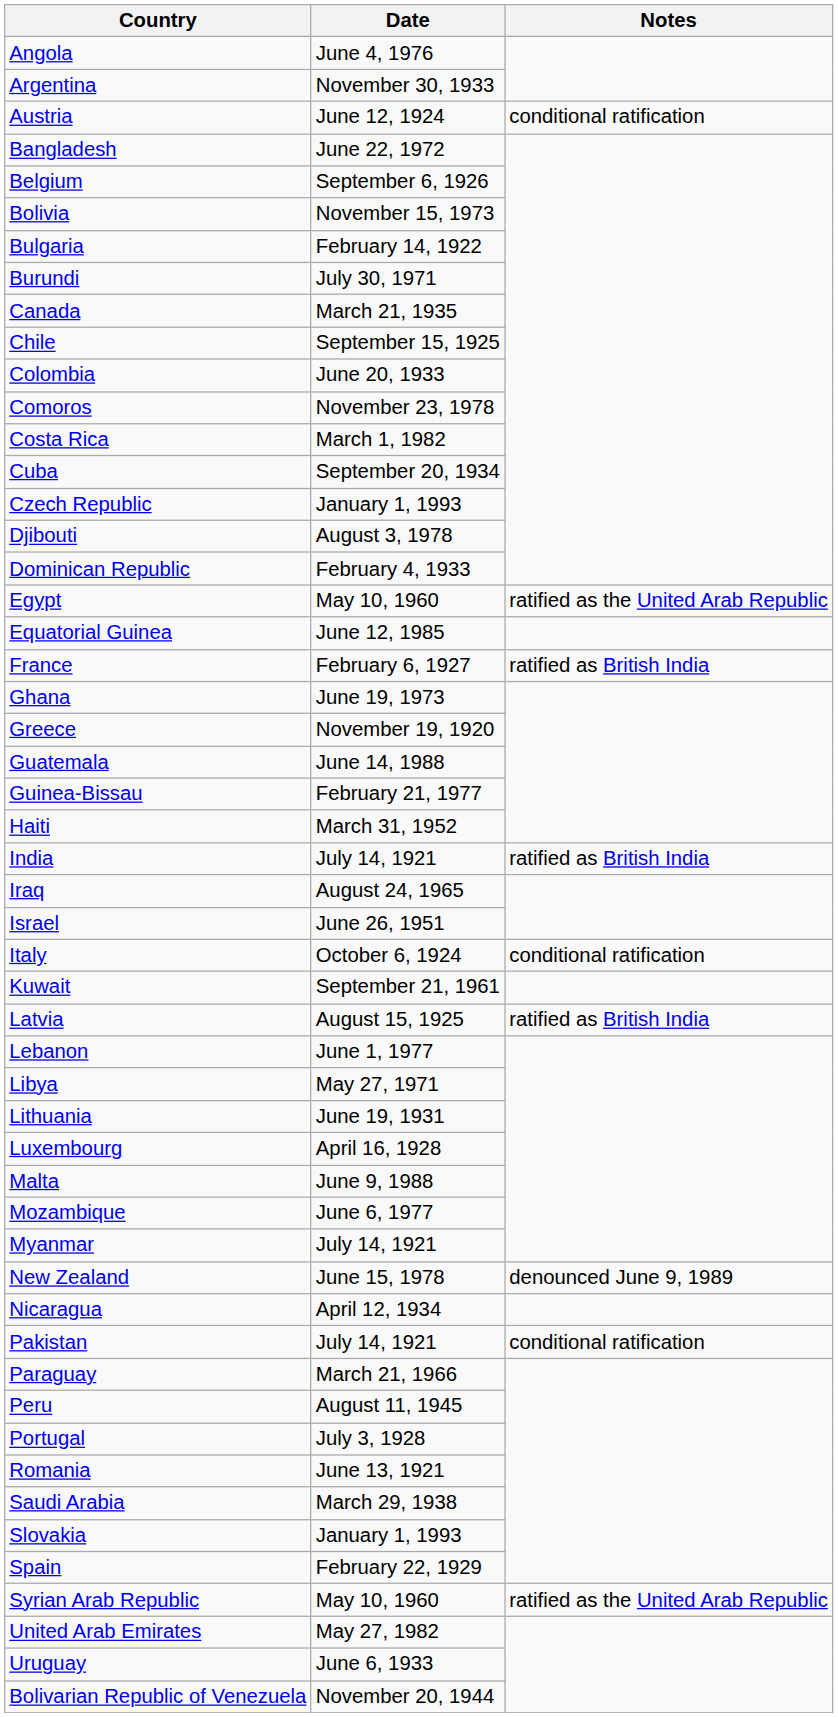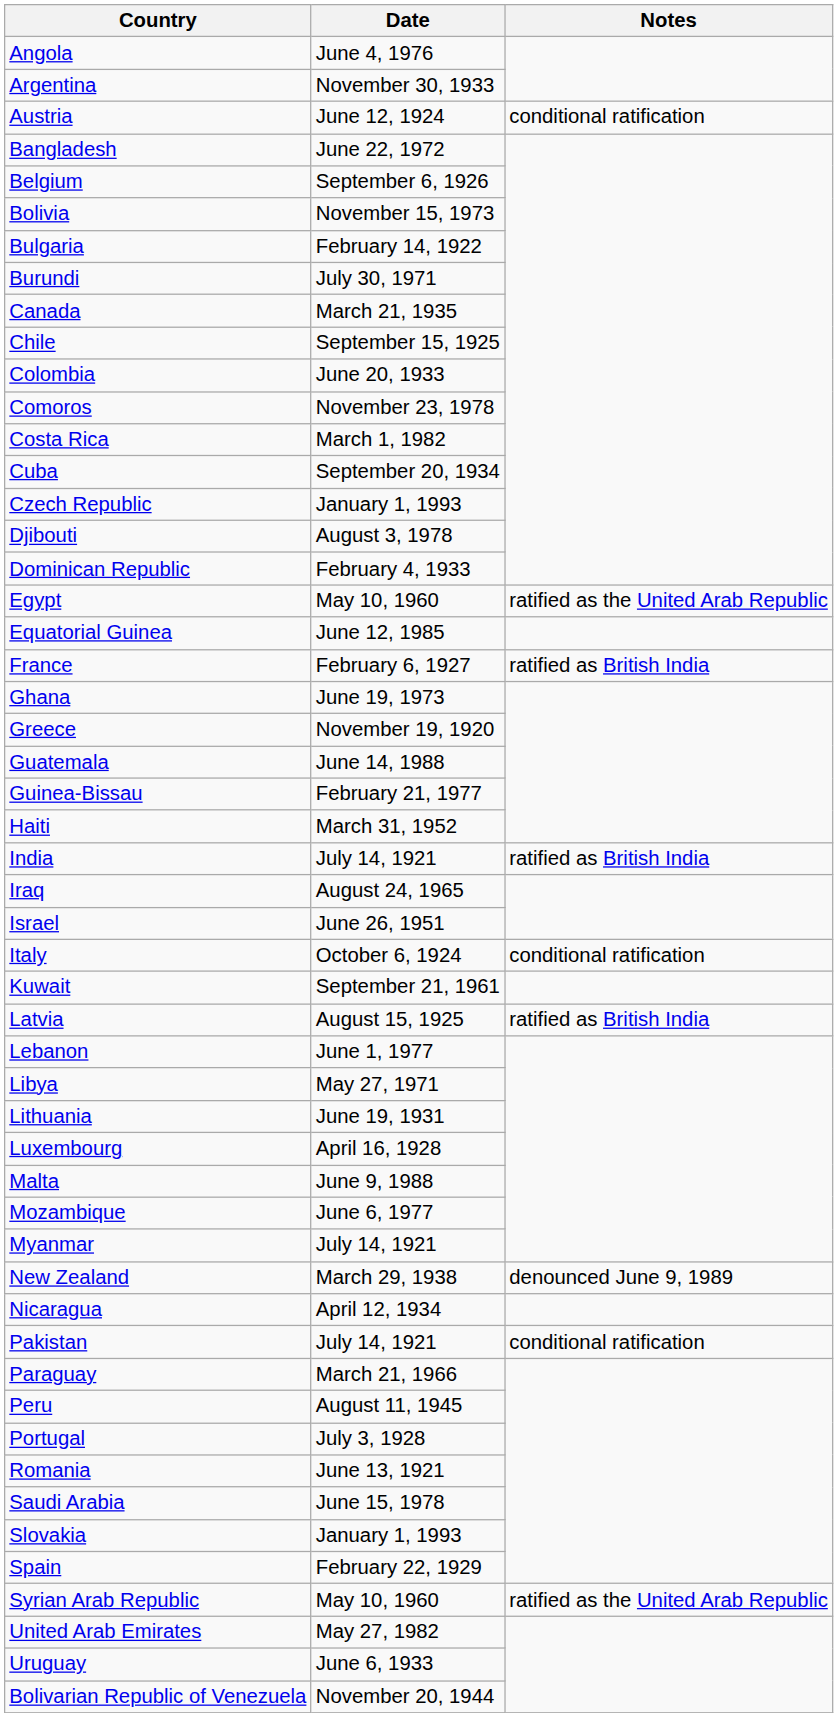(380, 1277) June 15, 1978 -> (386, 1277) March 29, 1938
(386, 1503) March 29, 1938 -> (380, 1503) June 15, 1978
